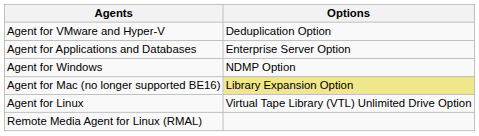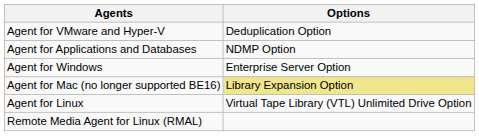(288, 49) Enterprise Server Option -> (261, 49) NDMP Option
(261, 67) NDMP Option -> (288, 67) Enterprise Server Option
